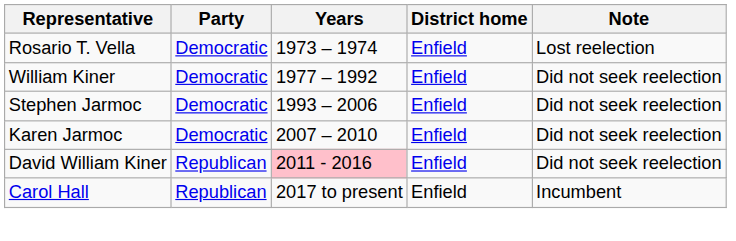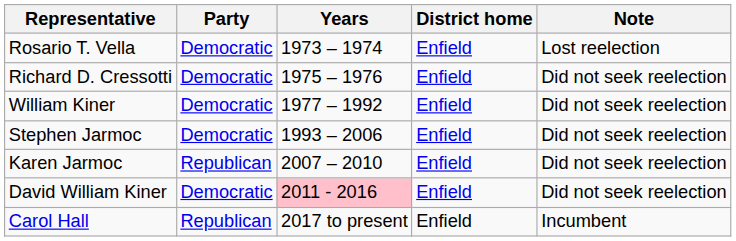+ row: (90, 76)
(221, 134) Democratic -> (226, 163) Republican
(221, 163) Republican -> (226, 192) Democratic
